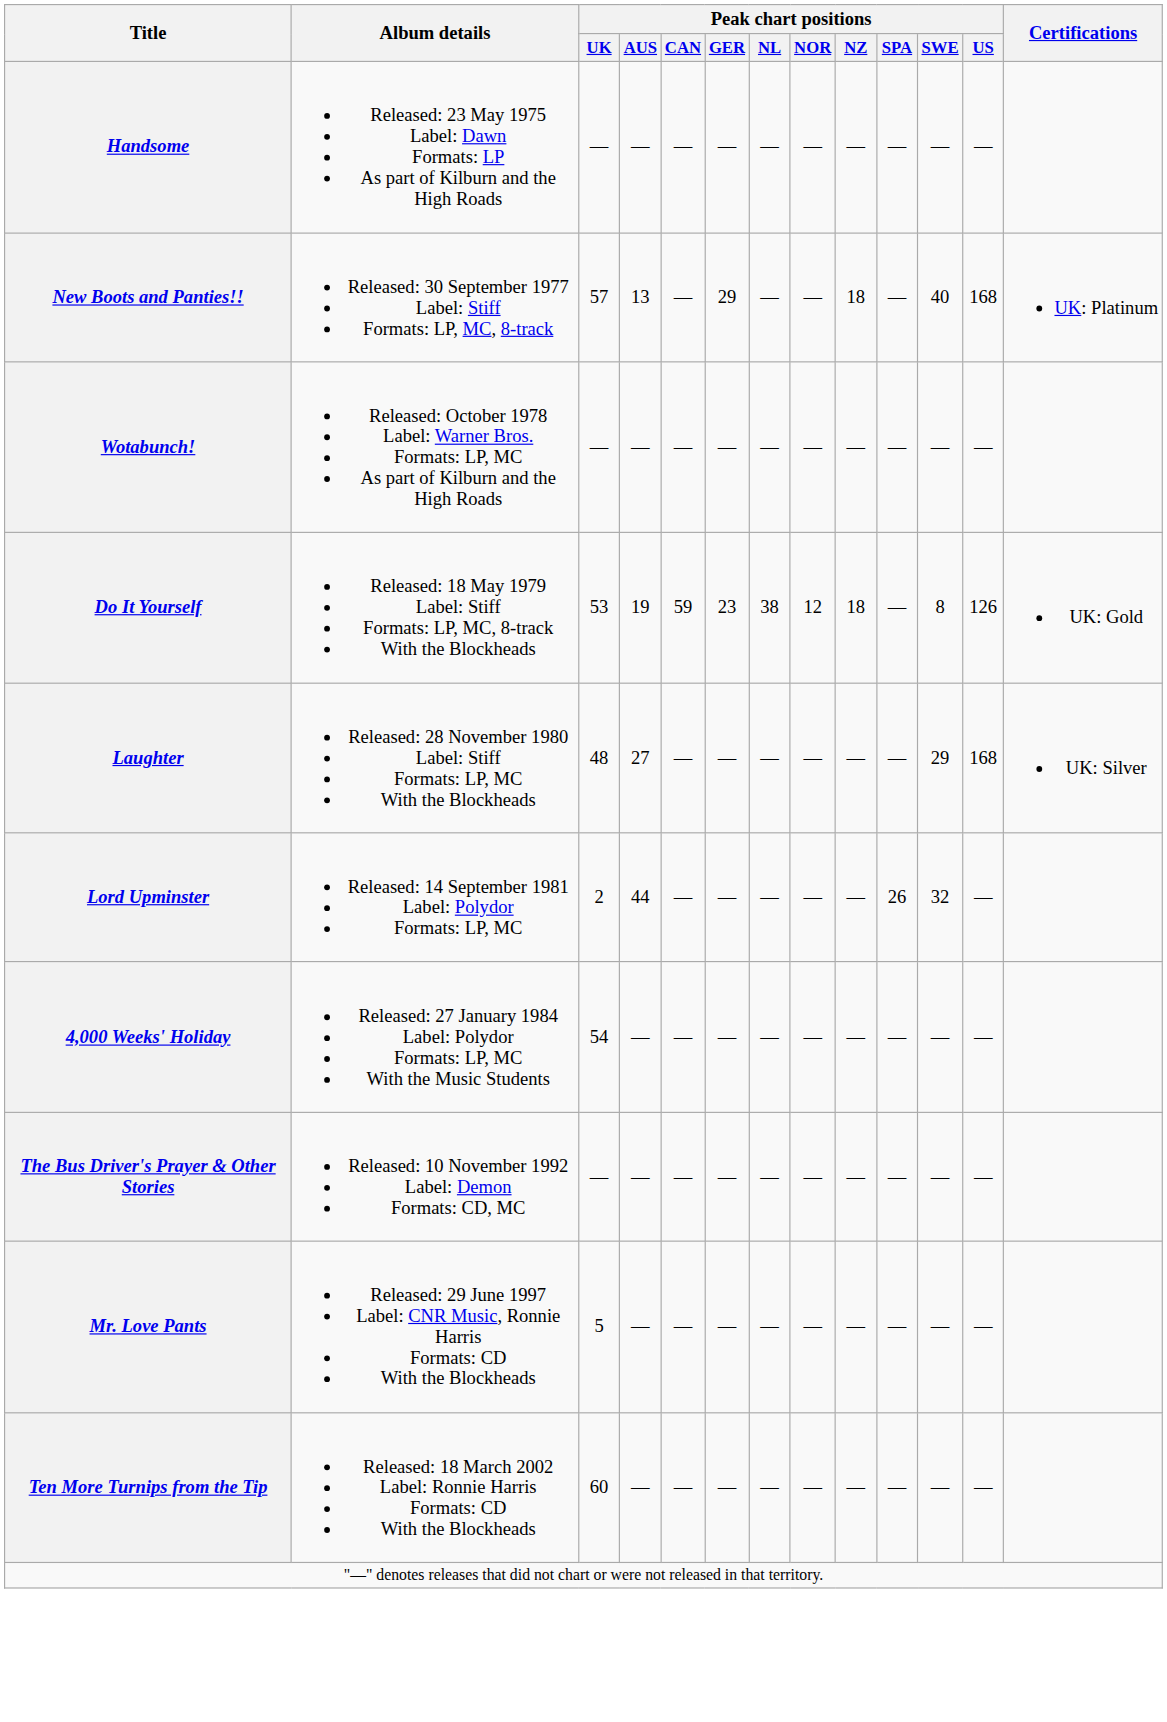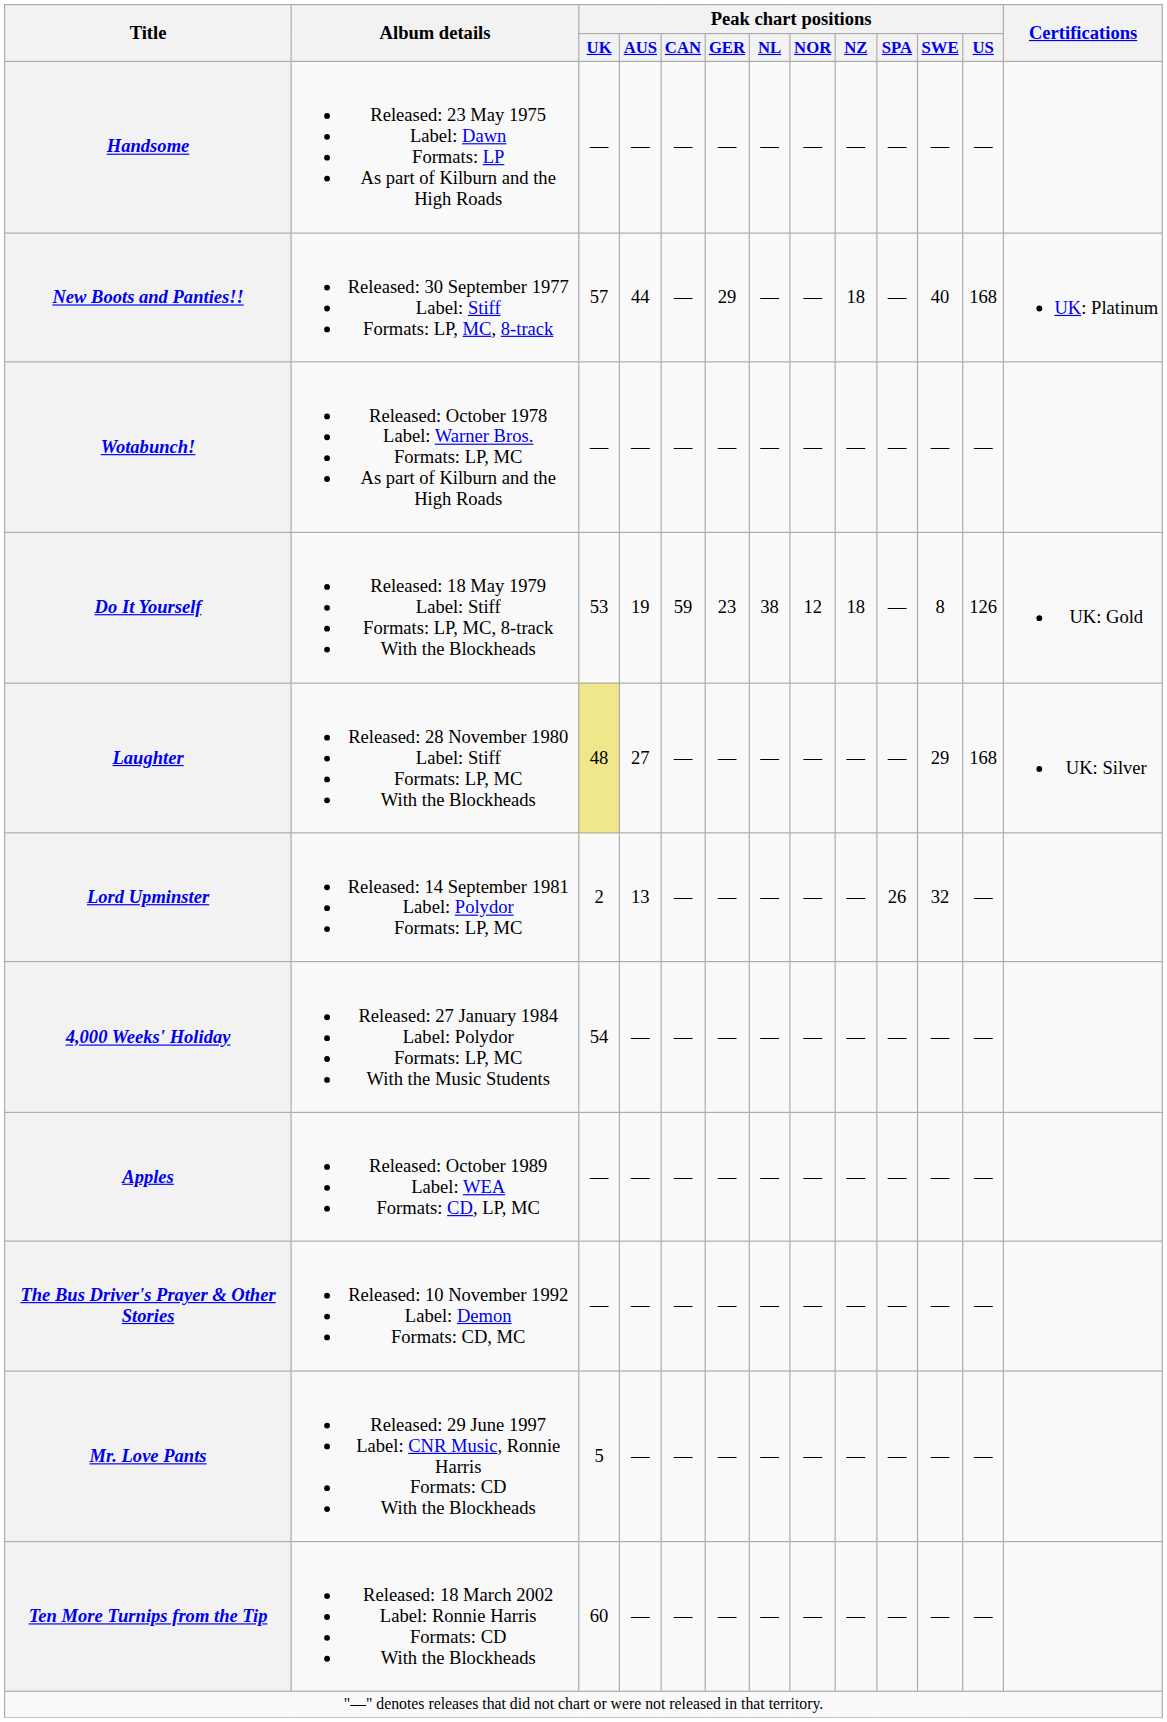(640, 297) 13 -> (640, 297) 44
(599, 757) no background -> (599, 757) khaki background
(640, 897) 44 -> (640, 897) 13
+ row: (148, 1176)
